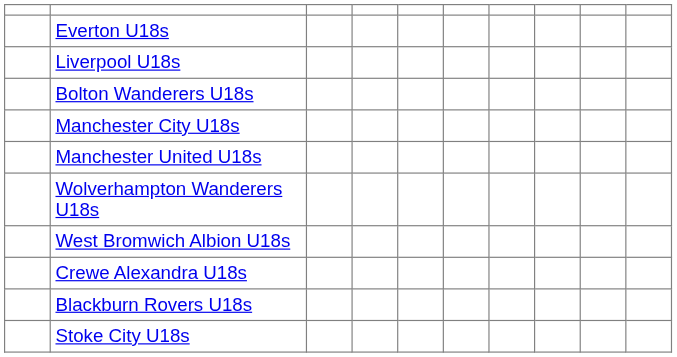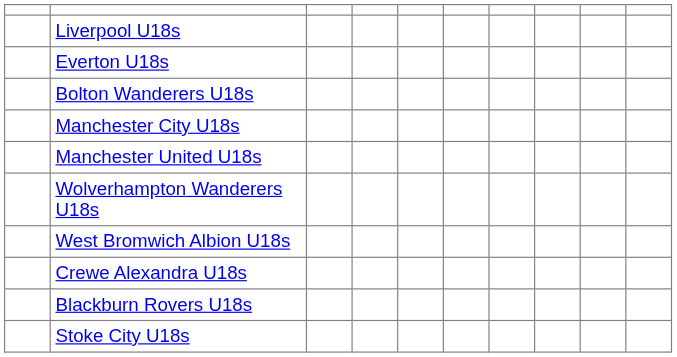rows swapped: (112, 30) <-> (118, 62)
